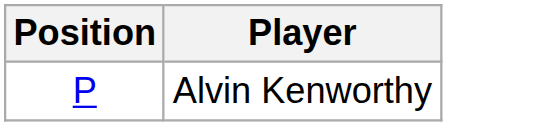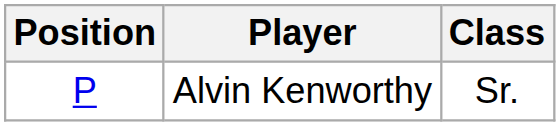+ column: (497, 33)
